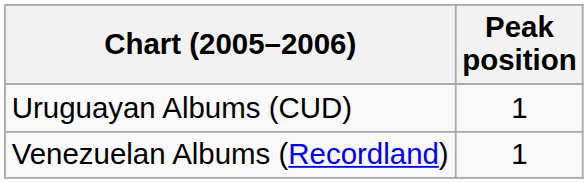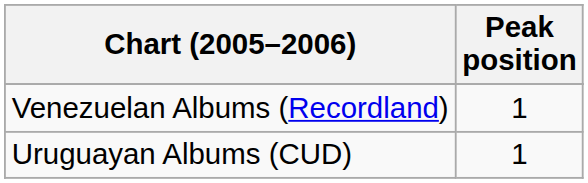rows swapped: (182, 107) <-> (230, 154)
